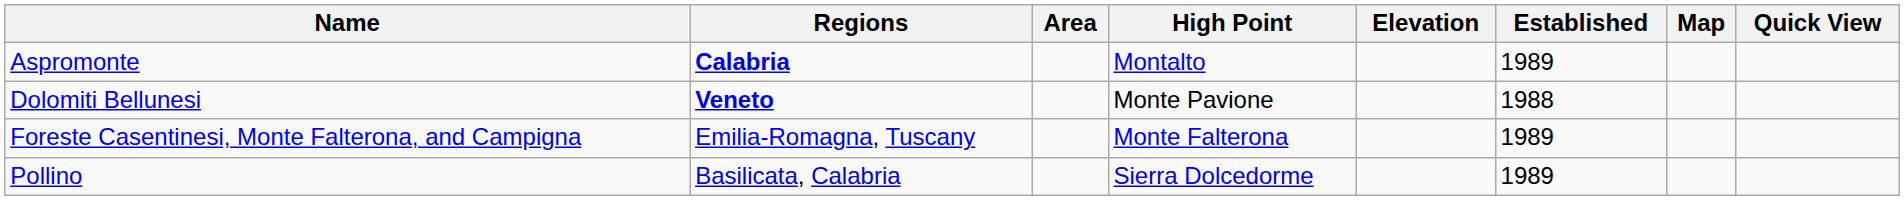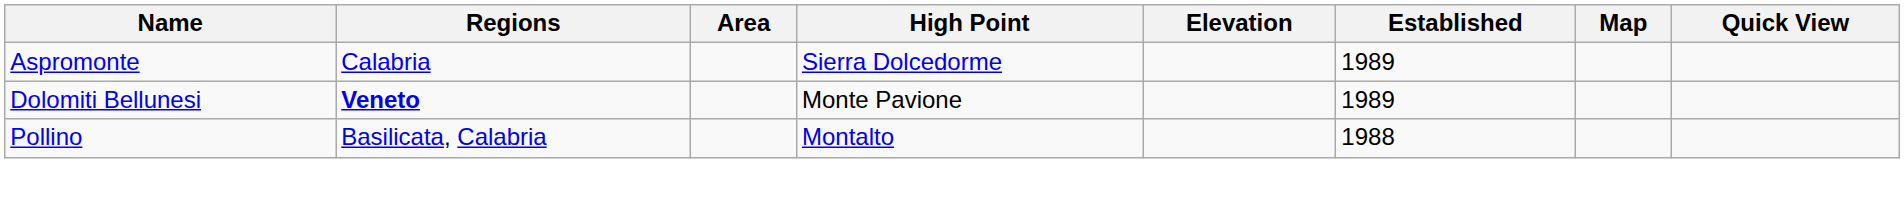(742, 61) bold -> (386, 61) normal
(1160, 61) Montalto -> (902, 61) Sierra Dolcedorme
(1527, 99) 1988 -> (1368, 99) 1989
- row: (296, 137)
(1214, 175) Sierra Dolcedorme -> (848, 137) Montalto
(1527, 175) 1989 -> (1368, 137) 1988
